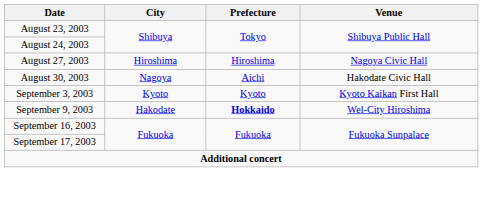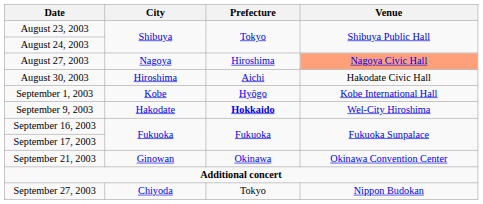(155, 61) Hiroshima -> (155, 61) Nagoya
(389, 61) no background -> (389, 61) lightsalmon background
(155, 77) Nagoya -> (155, 77) Hiroshima
+ row: (55, 93)
- row: (55, 93)
+ row: (55, 158)
+ row: (55, 191)
